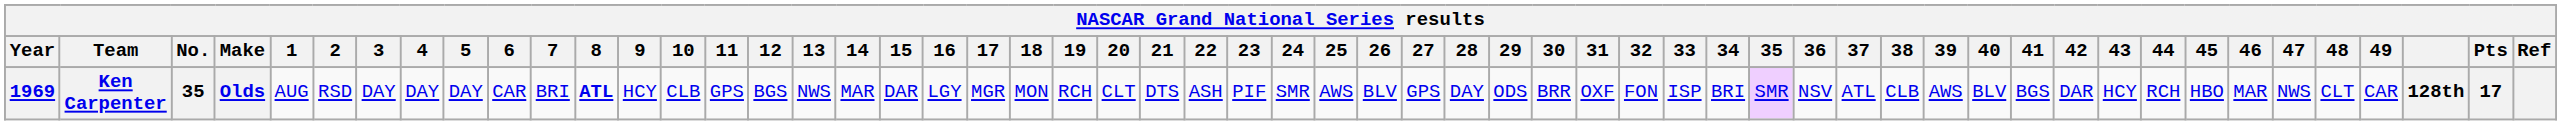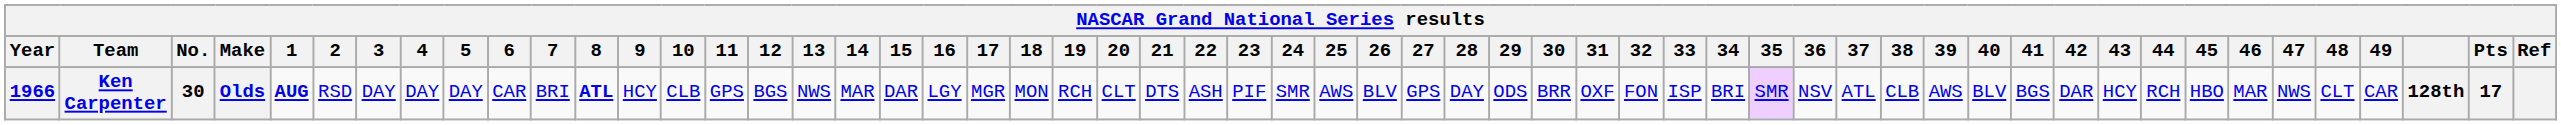(32, 92) 1969 -> (32, 92) 1966
(193, 92) 35 -> (193, 92) 30
(292, 92) normal -> (292, 92) bold
